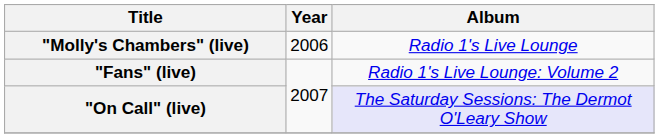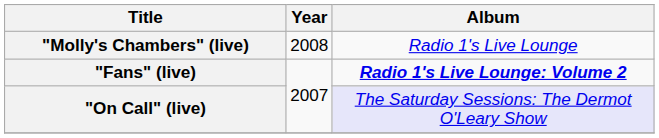(309, 45) 2006 -> (309, 45) 2008
(493, 72) normal -> (493, 72) bold
